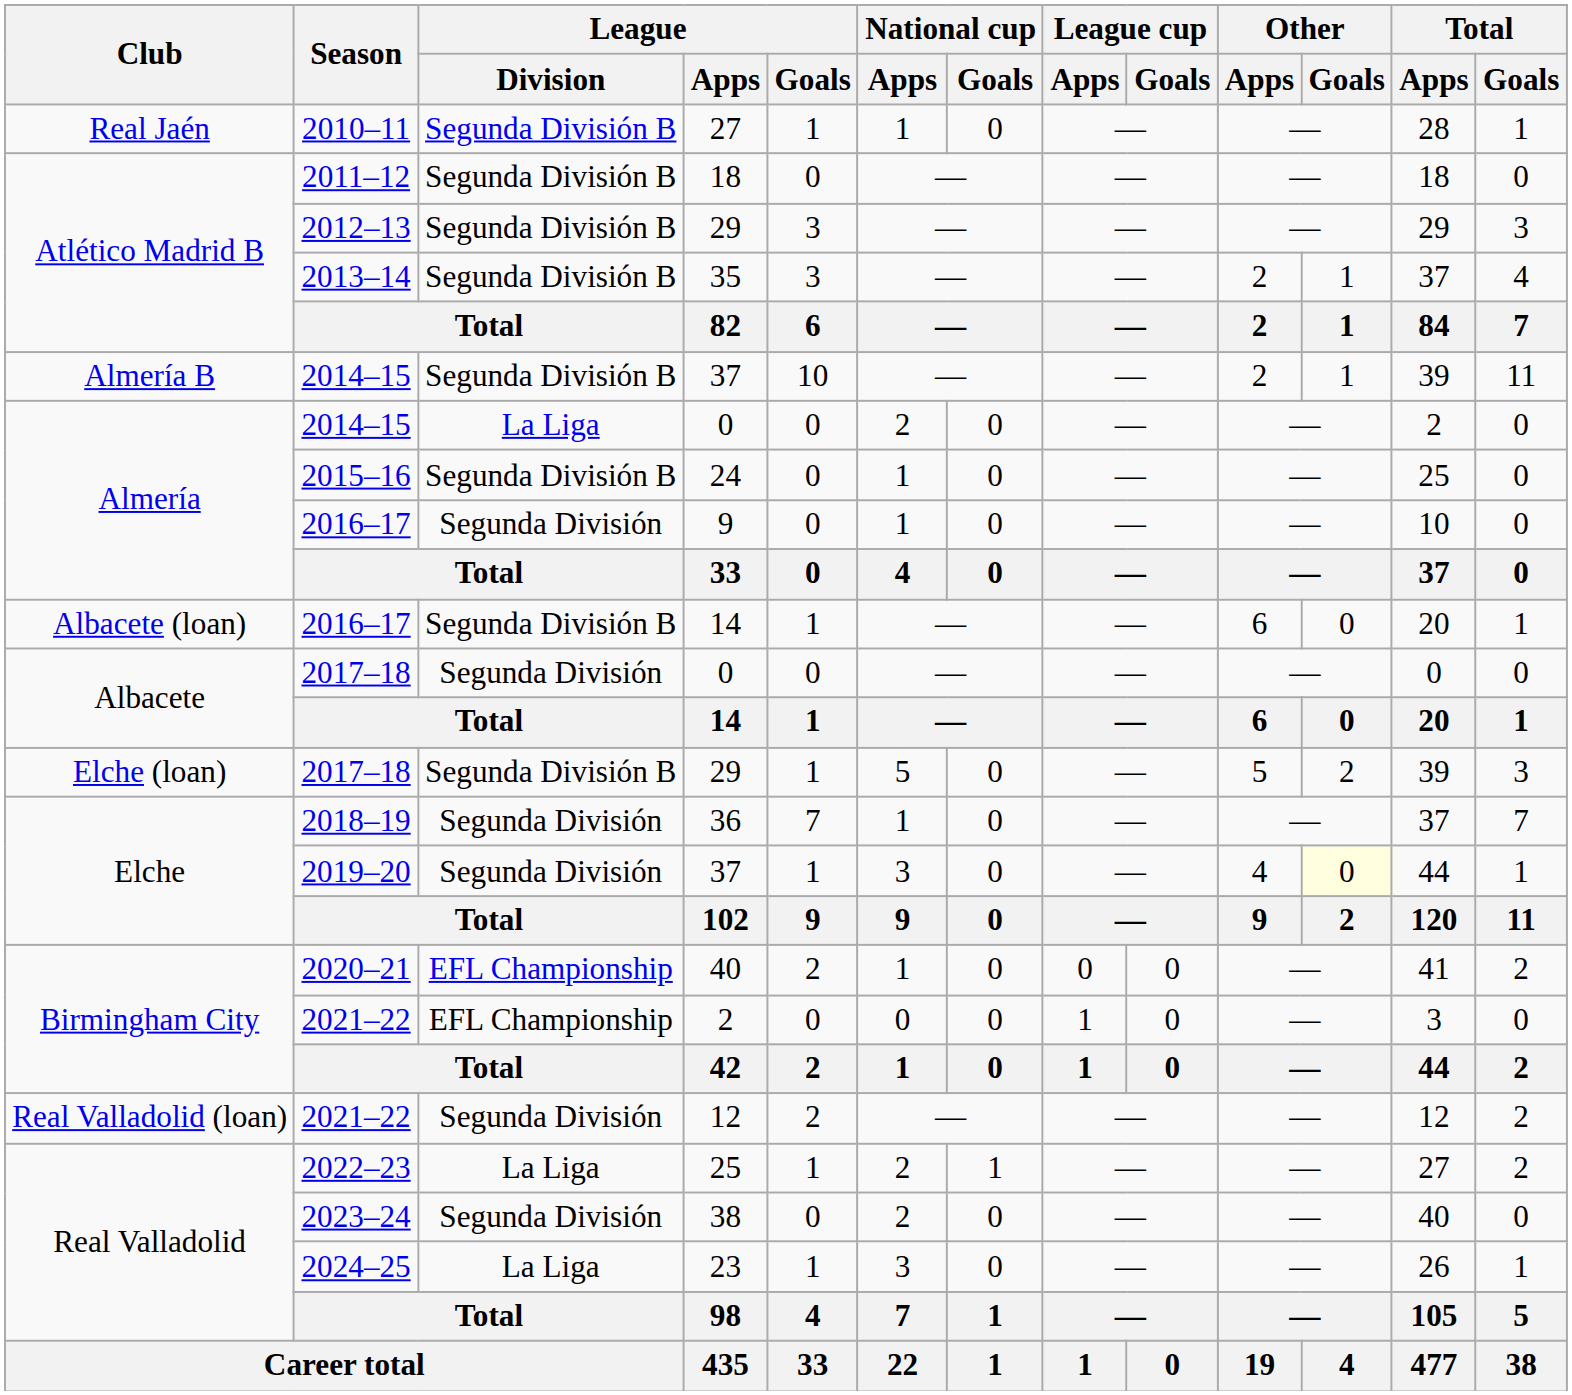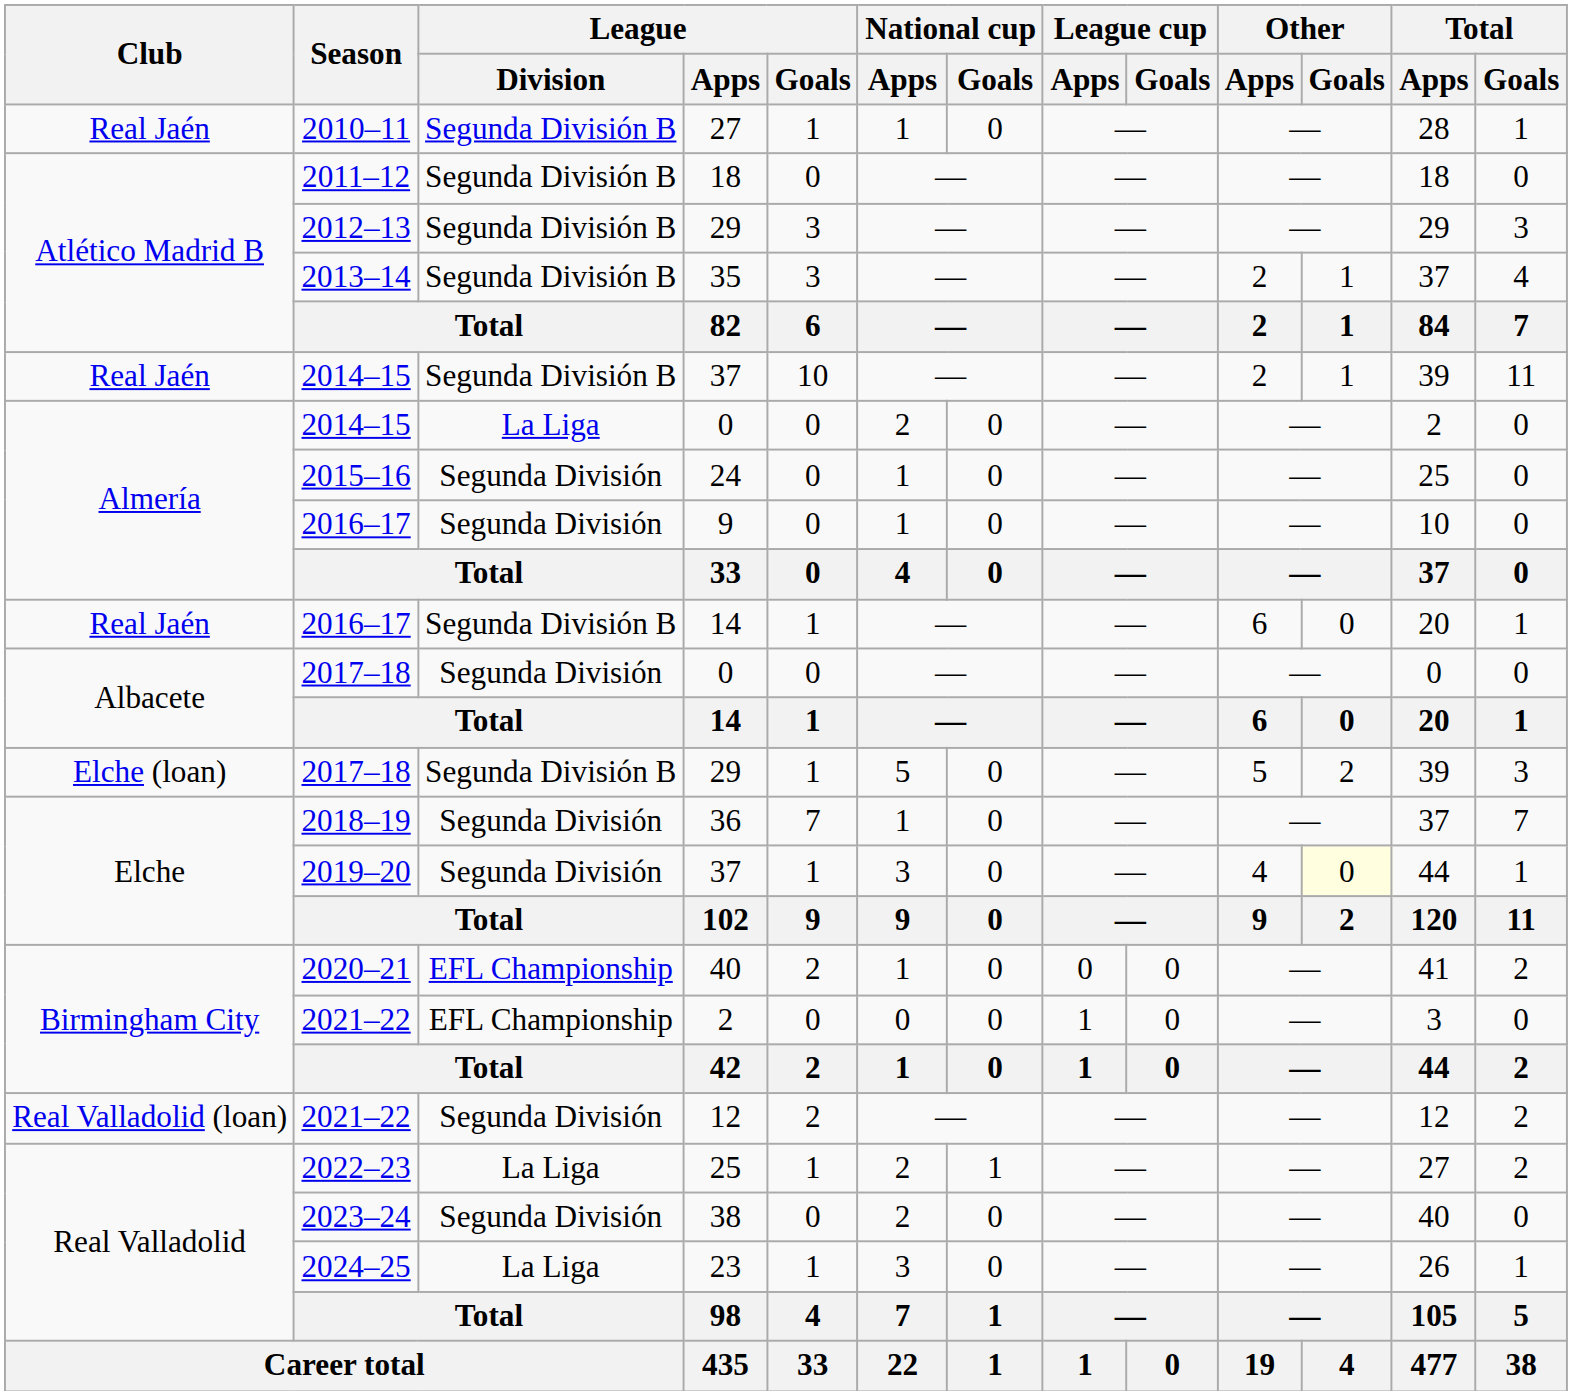(150, 375) Almería B -> (150, 375) Real Jaén
(551, 474) Segunda División B -> (551, 474) Segunda División
(150, 623) Albacete (loan) -> (150, 623) Real Jaén
